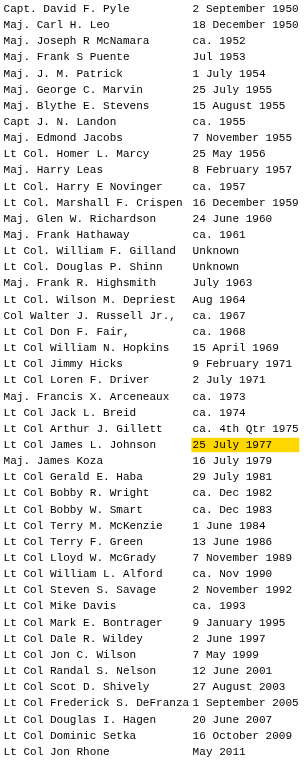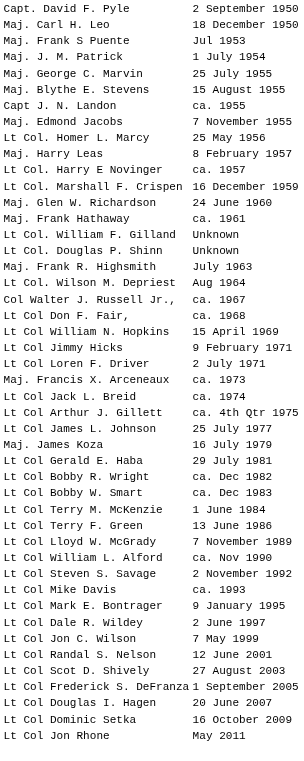- row: (76, 41)
(232, 445) gold background -> (232, 429) no background
